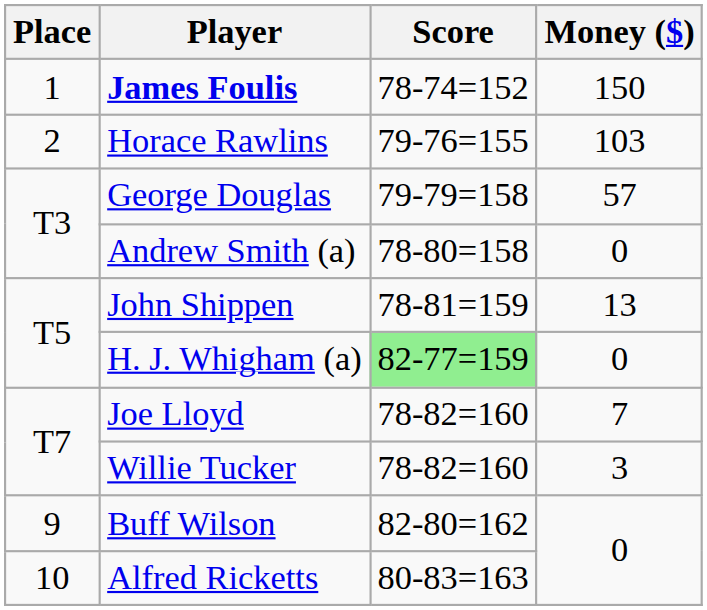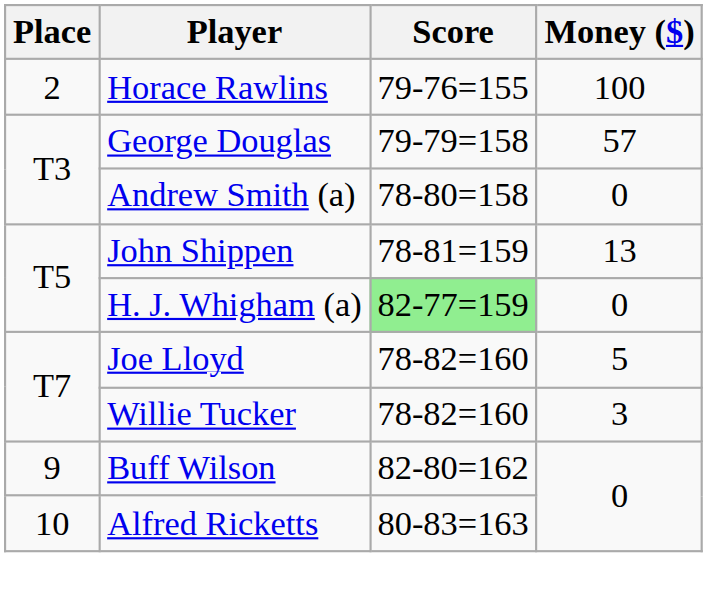- row: (202, 86)
(620, 140) 103 -> (620, 86) 100
(620, 413) 7 -> (620, 359) 5
